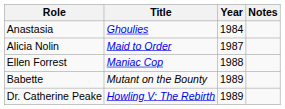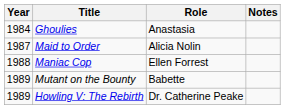columns swapped: (232, 12) <-> (54, 12)
